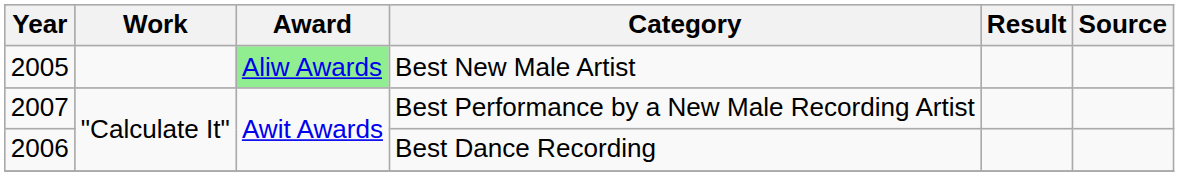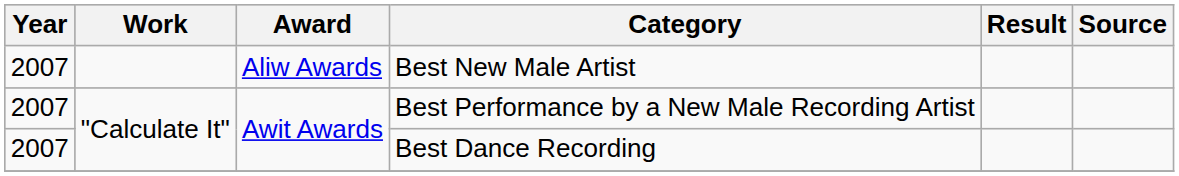(40, 66) 2005 -> (40, 66) 2007
(312, 66) lightgreen background -> (312, 66) no background
(40, 149) 2006 -> (40, 149) 2007
